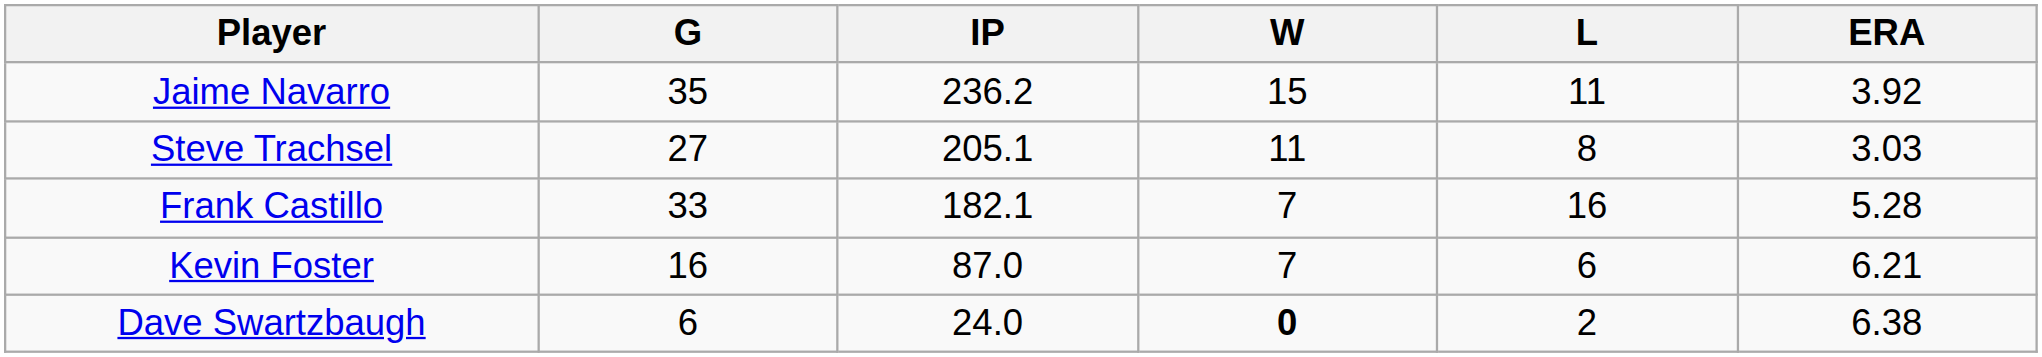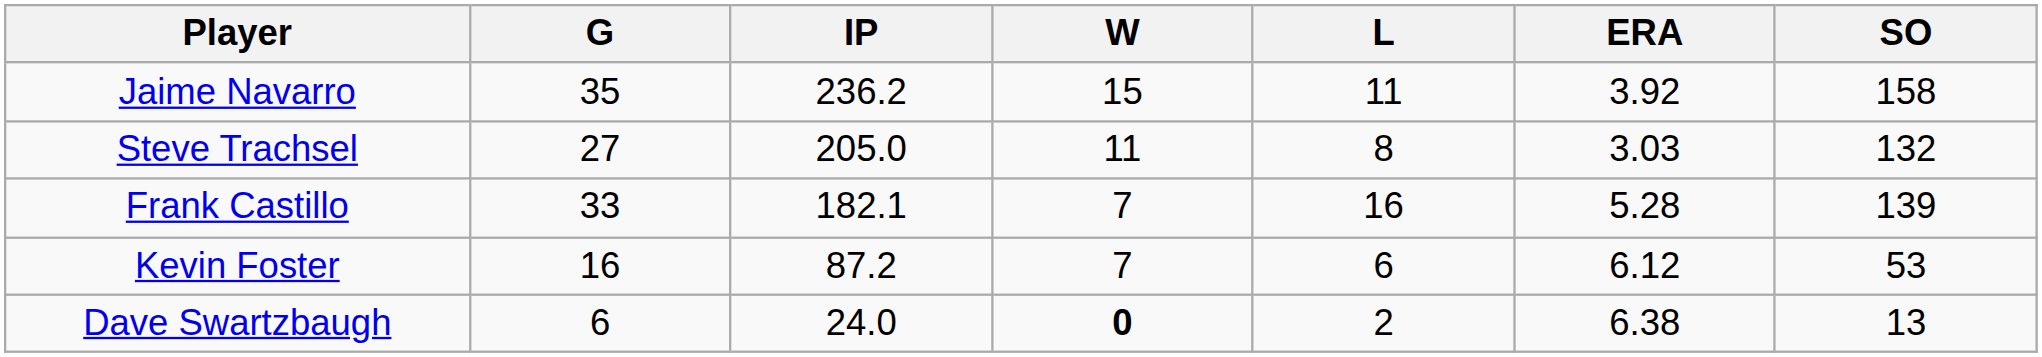+ column: (1906, 33)
(988, 149) 205.1 -> (861, 149) 205.0
(988, 264) 87.0 -> (861, 264) 87.2
(1887, 264) 6.21 -> (1645, 264) 6.12
